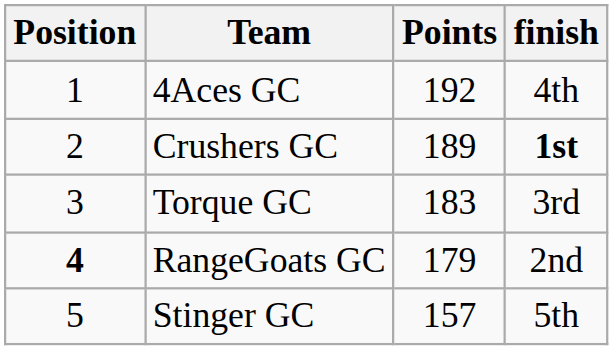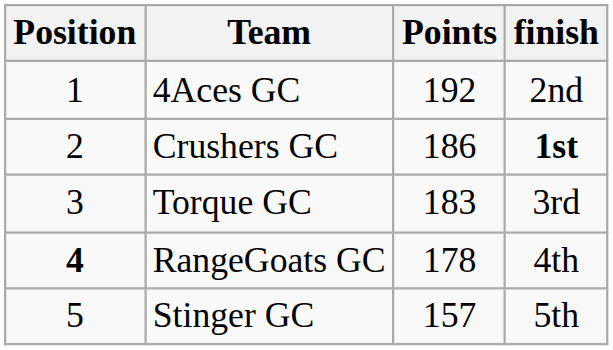(556, 89) 4th -> (556, 89) 2nd
(450, 145) 189 -> (450, 145) 186
(450, 259) 179 -> (450, 259) 178
(556, 259) 2nd -> (556, 259) 4th
